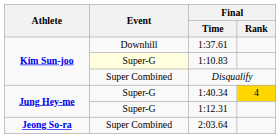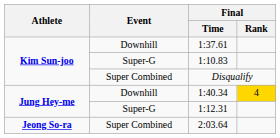(139, 61) lightyellow background -> (139, 61) no background
(139, 93) Super-G -> (139, 93) Downhill
